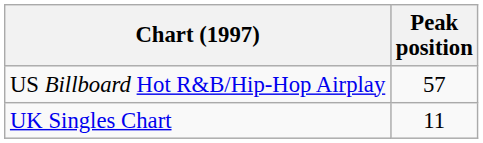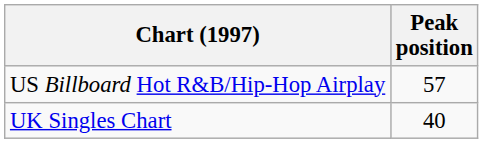(434, 120) 11 -> (434, 120) 40
